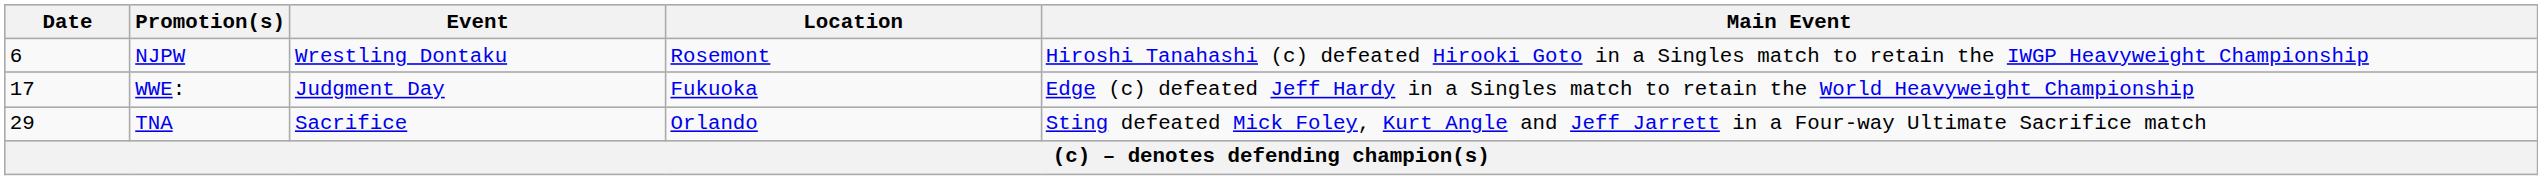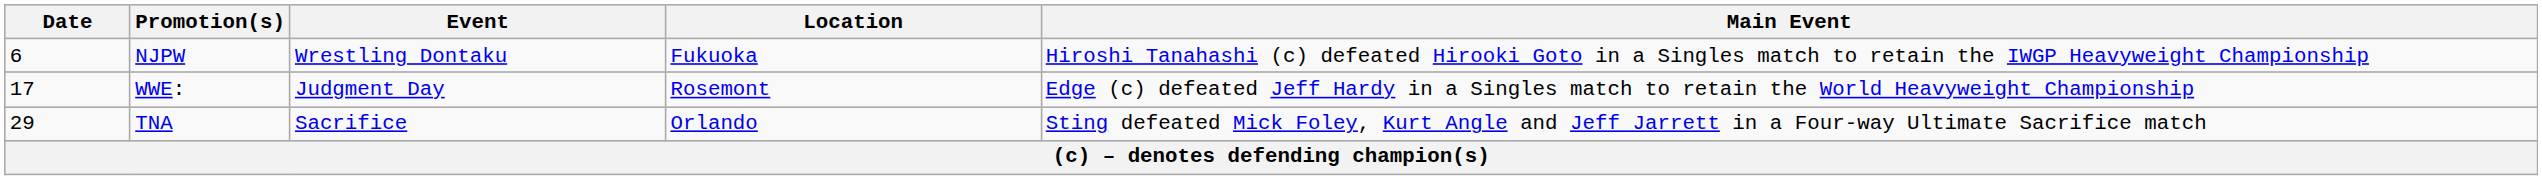(720, 56) Rosemont -> (714, 56) Fukuoka
(714, 90) Fukuoka -> (720, 90) Rosemont
